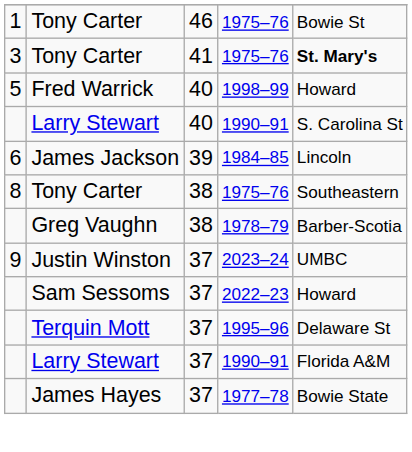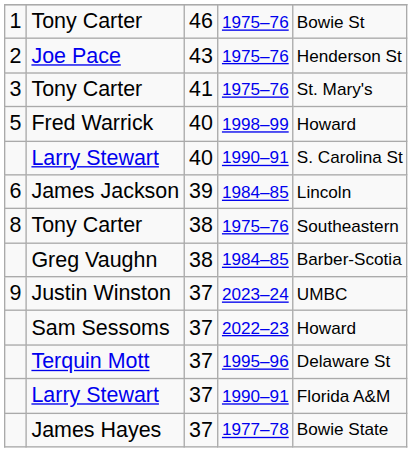+ row: (76, 55)
(337, 56) bold -> (335, 90) normal
(255, 226) 1978–79 -> (255, 260) 1984–85
